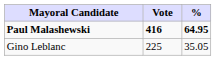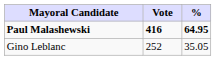(154, 47) 225 -> (154, 47) 252
